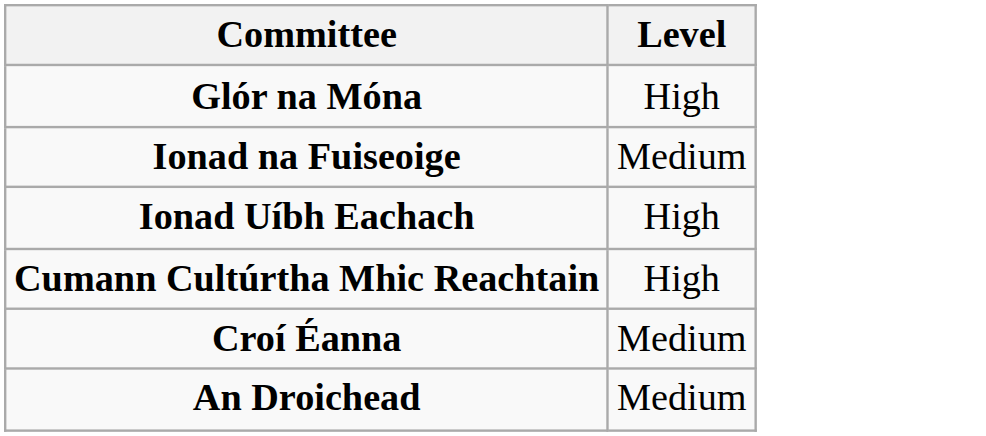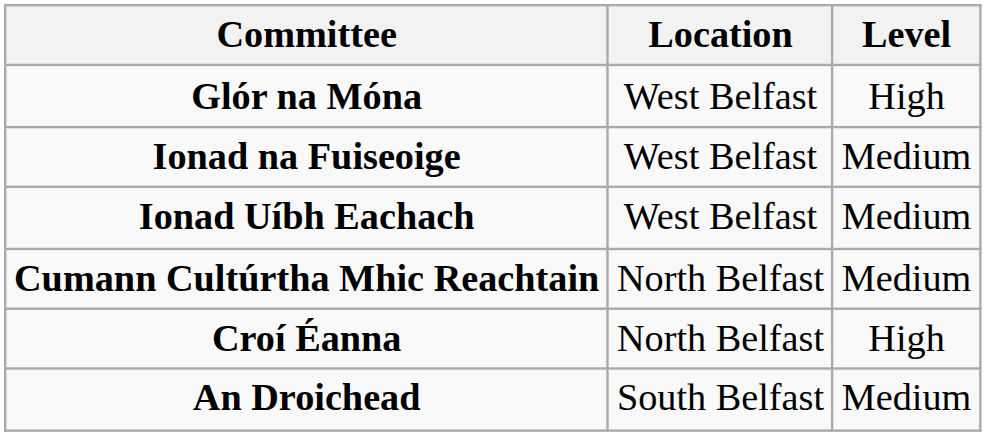+ column: (721, 34)
(682, 216) High -> (907, 216) Medium
(682, 277) High -> (907, 277) Medium
(682, 338) Medium -> (907, 338) High
